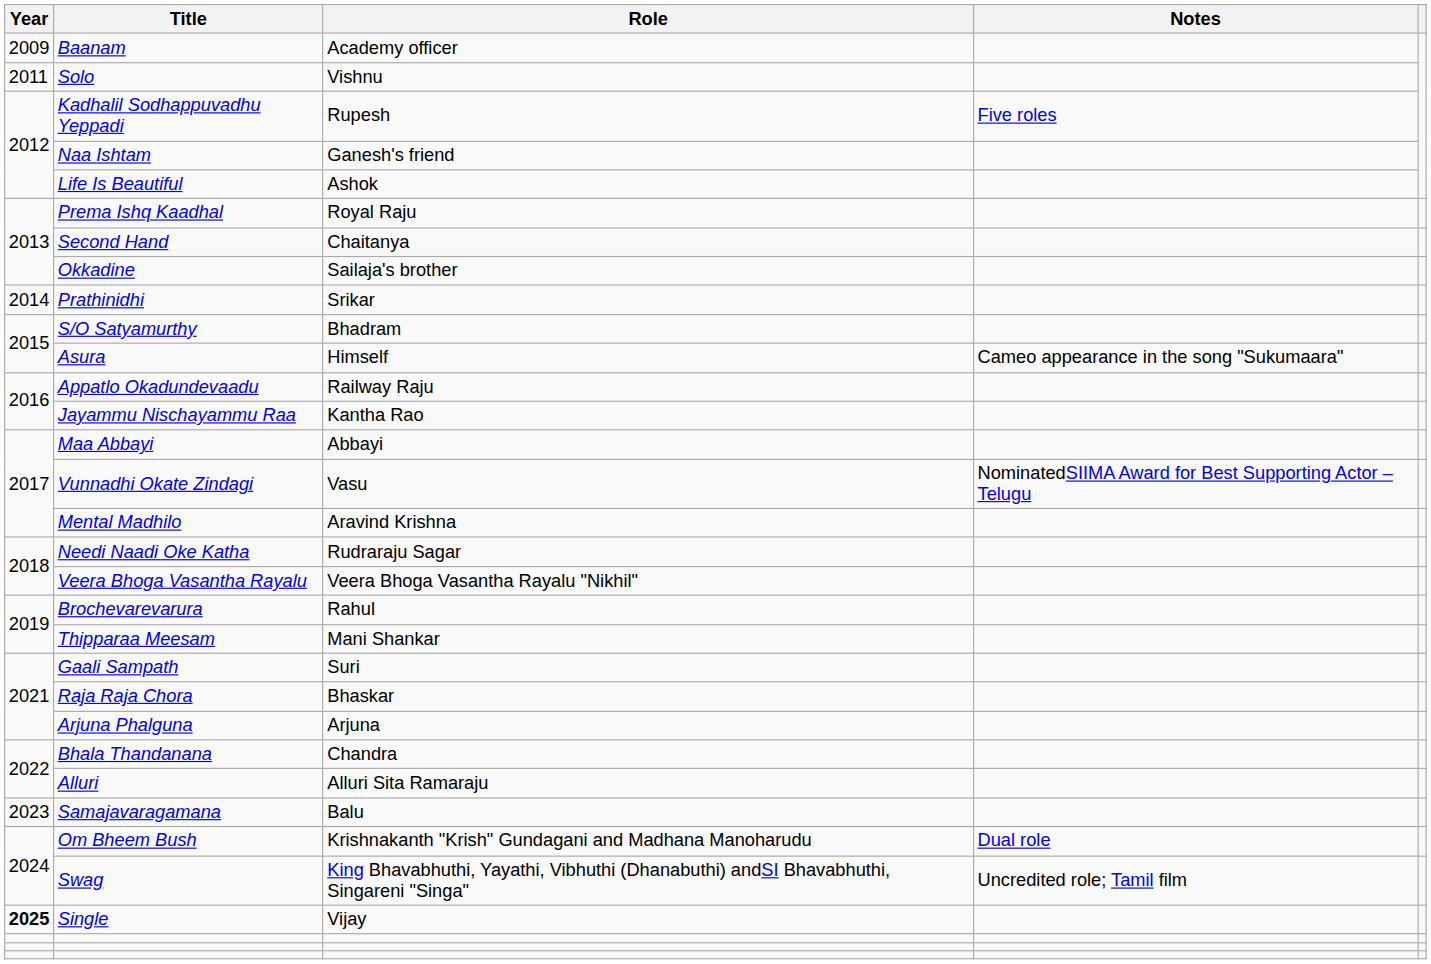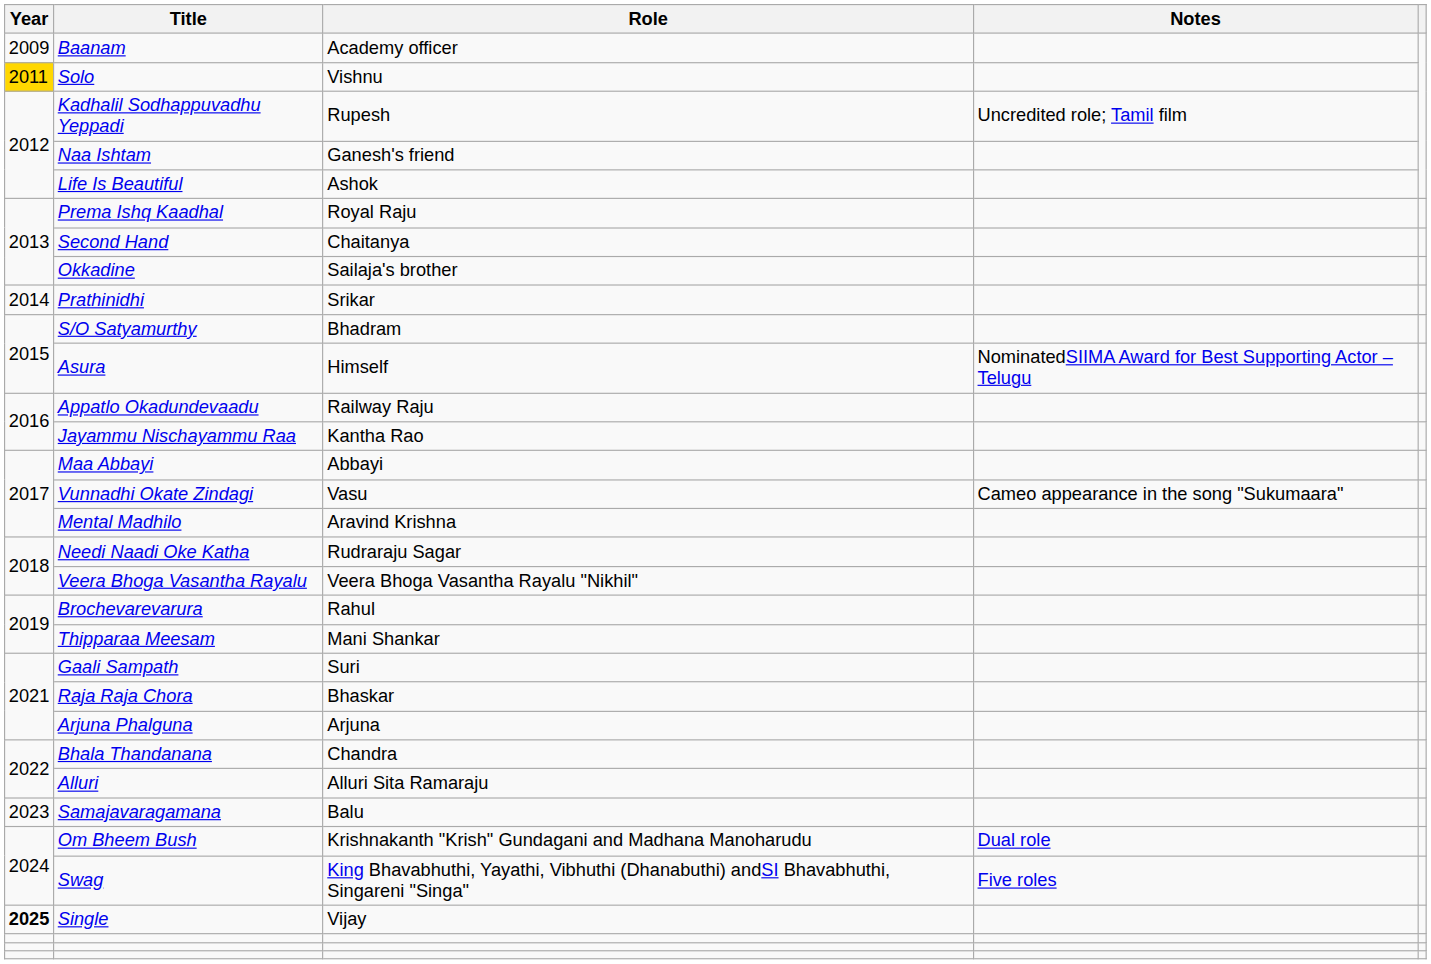(28, 76) no background -> (28, 76) gold background
(1017, 116) Five roles -> (1082, 116) Uncredited role; Tamil film
(1160, 357) Cameo appearance in the song "Sukumaara" -> (1185, 367) NominatedSIIMA Award for Best Supporting Actor – Telugu
(1185, 483) NominatedSIIMA Award for Best Supporting Actor – Telugu -> (1160, 493) Cameo appearance in the song "Sukumaara"
(1082, 880) Uncredited role; Tamil film -> (1017, 880) Five roles
